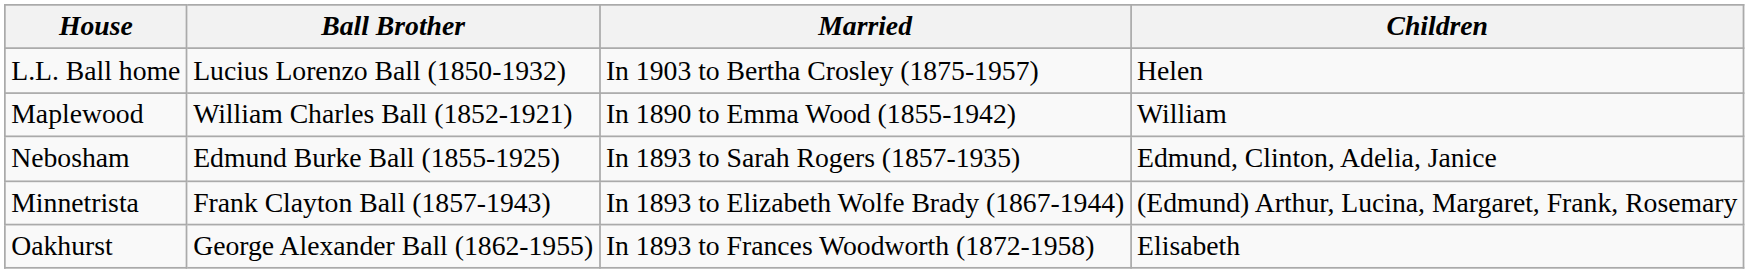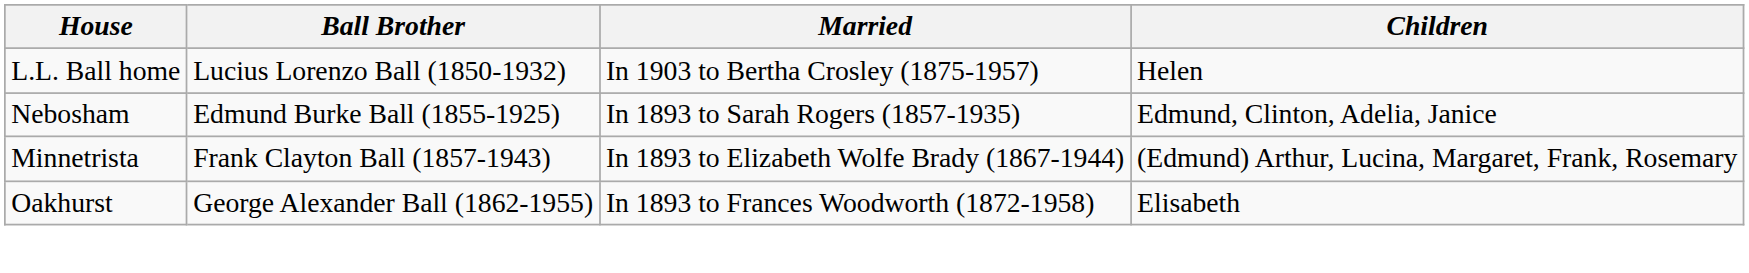- row: (77, 114)
